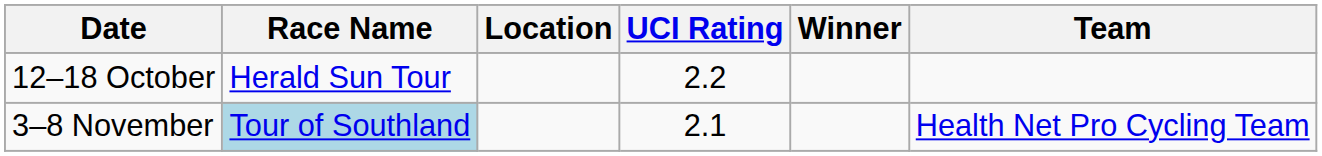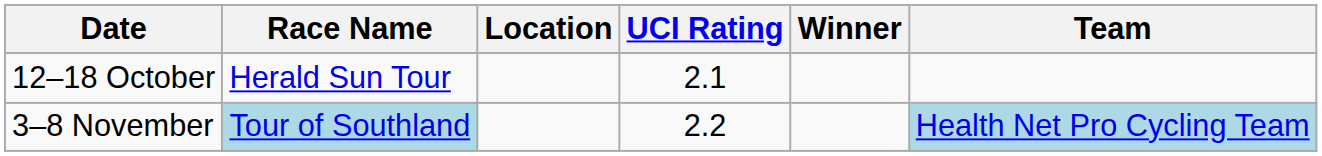(705, 77) 2.2 -> (705, 77) 2.1
(705, 126) 2.1 -> (705, 126) 2.2
(1113, 126) no background -> (1113, 126) lightblue background
